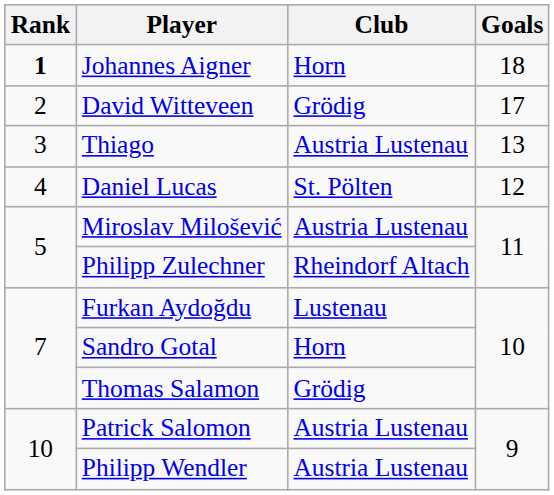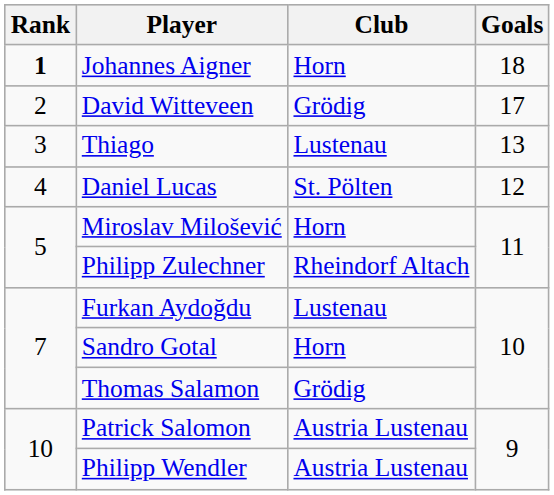(381, 145) Austria Lustenau -> (340, 145) Lustenau
(381, 226) Austria Lustenau -> (320, 226) Horn
